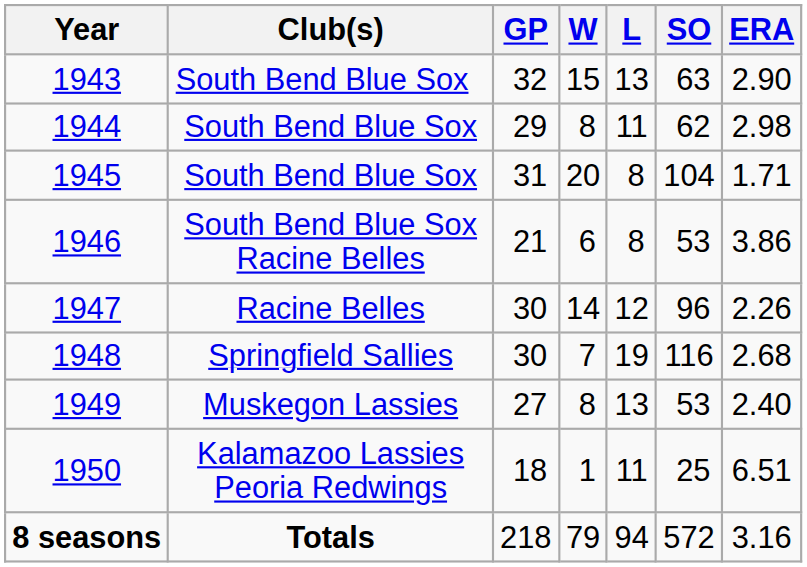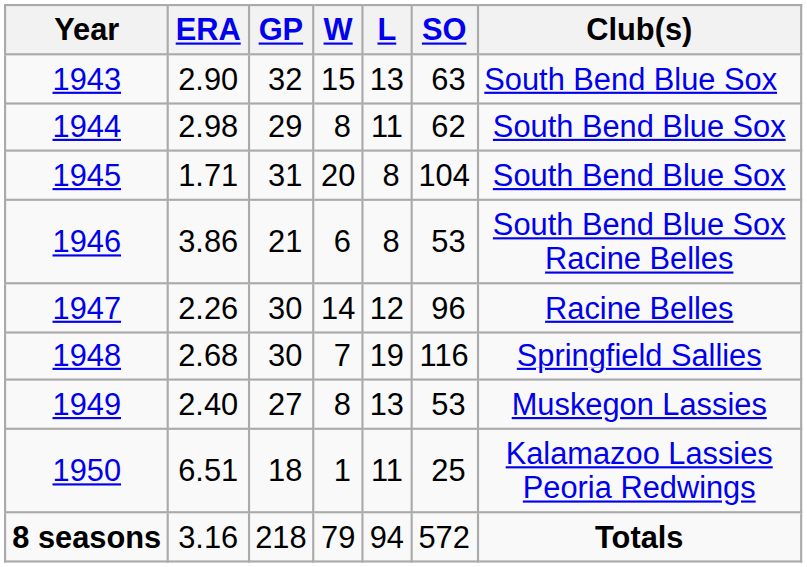columns swapped: (331, 30) <-> (762, 30)
